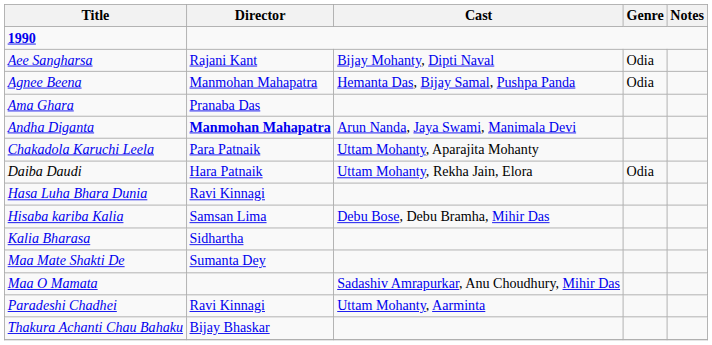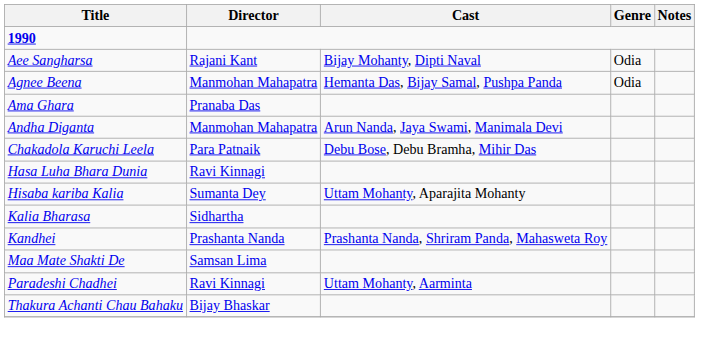(260, 127) bold -> (253, 127) normal
(438, 149) Uttam Mohanty, Aparajita Mohanty -> (430, 149) Debu Bose, Debu Bramha, Mihir Das
- row: (45, 171)
(228, 216) Samsan Lima -> (228, 194) Sumanta Dey
(443, 216) Debu Bose, Debu Bramha, Mihir Das -> (425, 194) Uttam Mohanty, Aparajita Mohanty
+ row: (32, 238)
(228, 261) Sumanta Dey -> (228, 261) Samsan Lima
- row: (53, 283)
